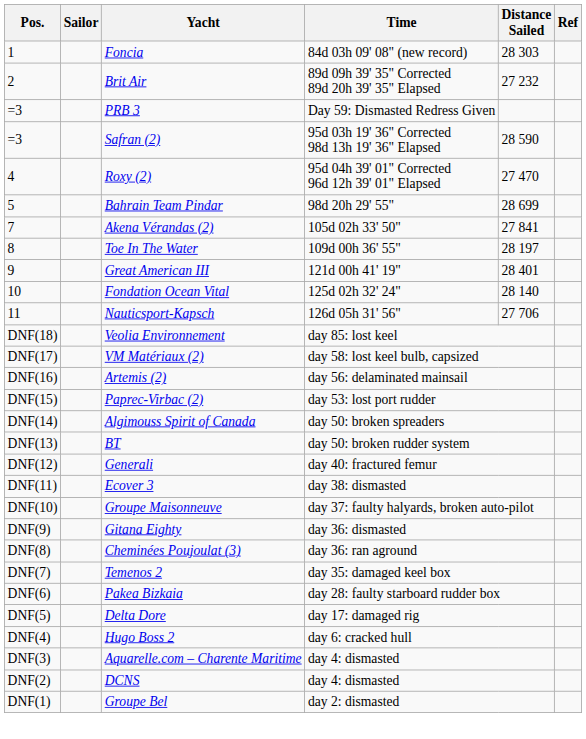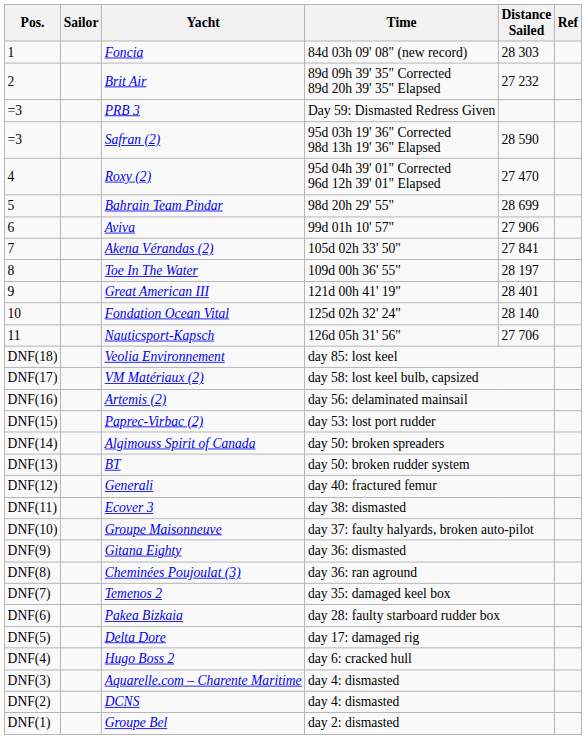+ row: (120, 227)
